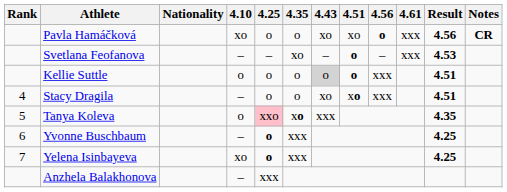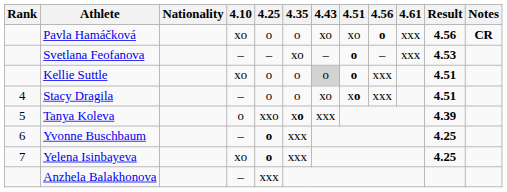(241, 75) o -> (241, 75) xo
(269, 116) pink background -> (269, 116) no background
(445, 116) 4.35 -> (445, 116) 4.39
